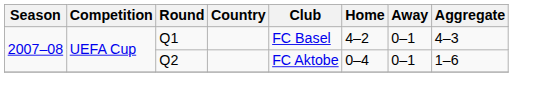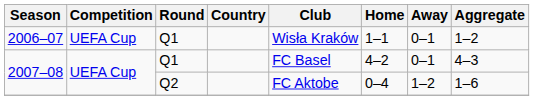+ row: (35, 38)
(403, 60) 0–1 -> (423, 83) 1–2
